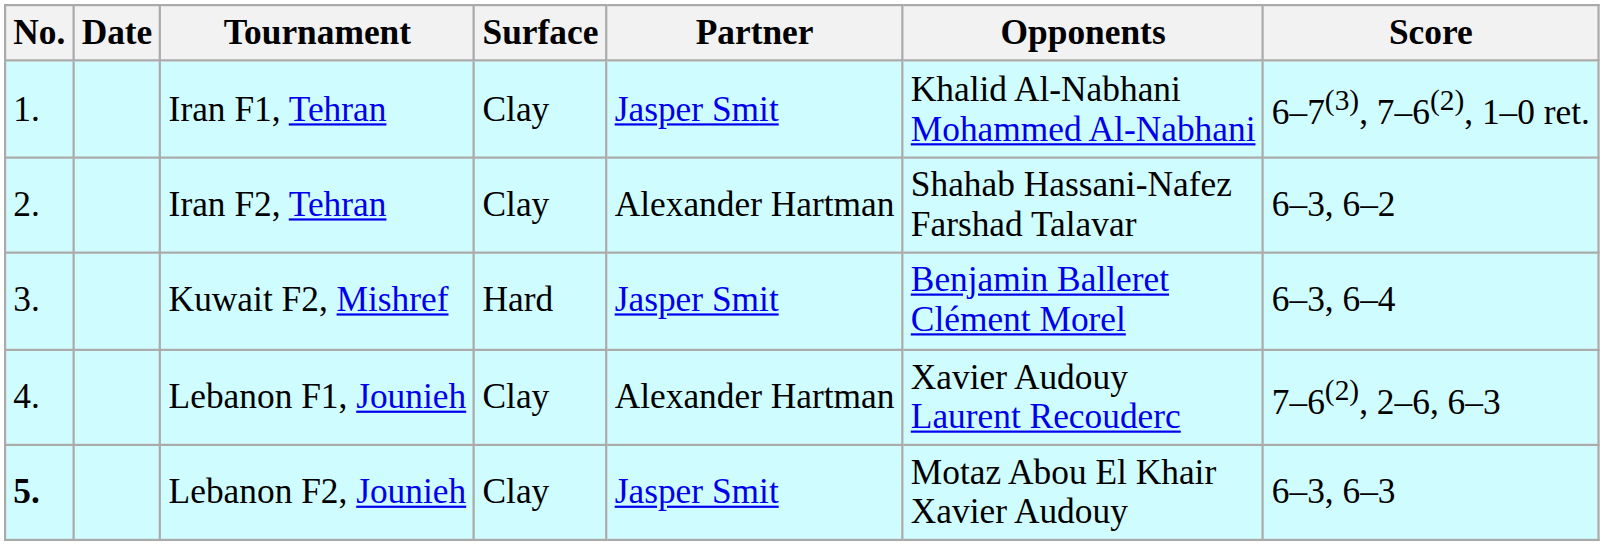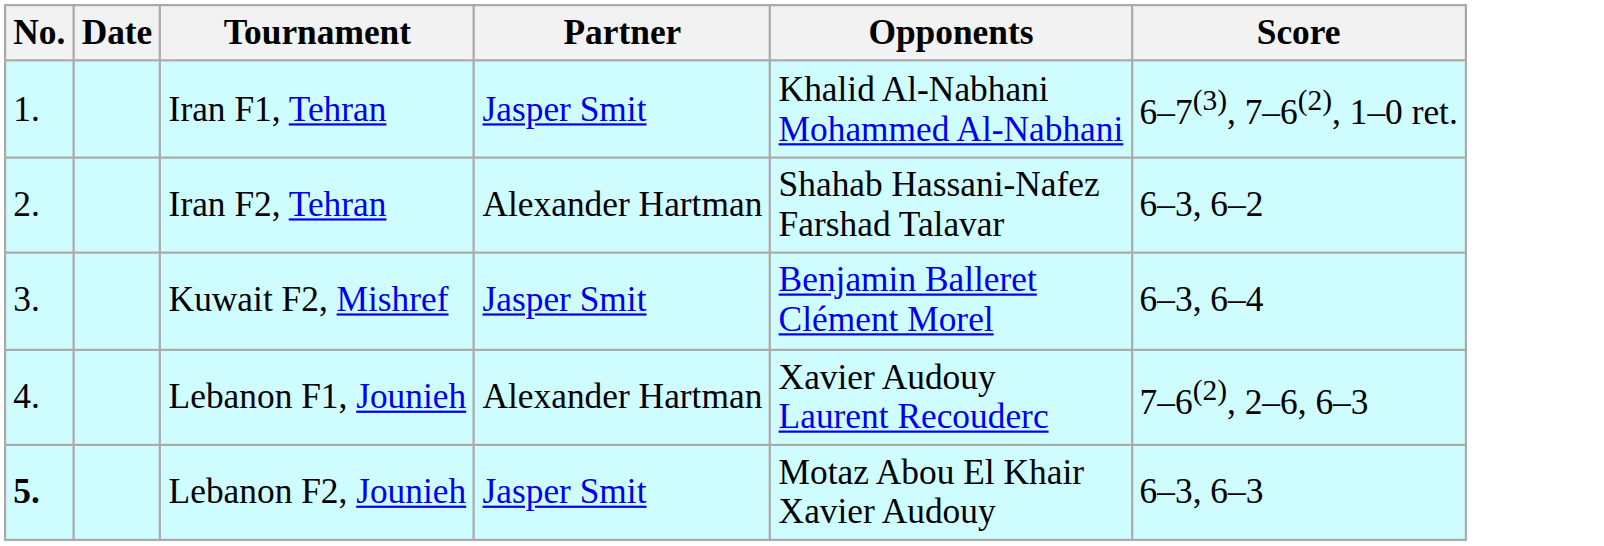- column: (540, 32)
